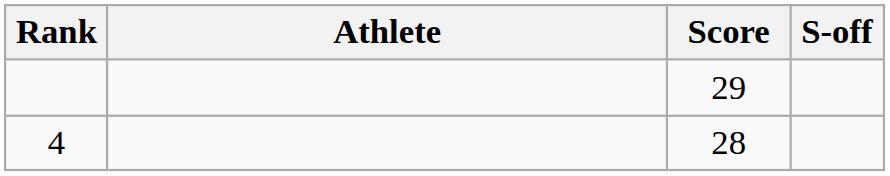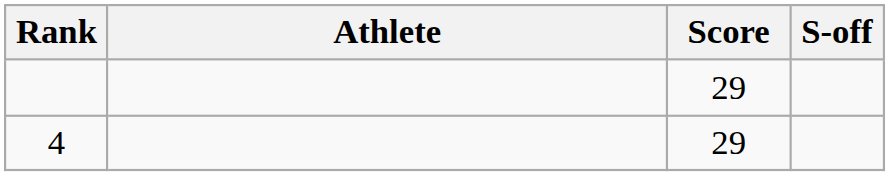(729, 142) 28 -> (729, 142) 29
